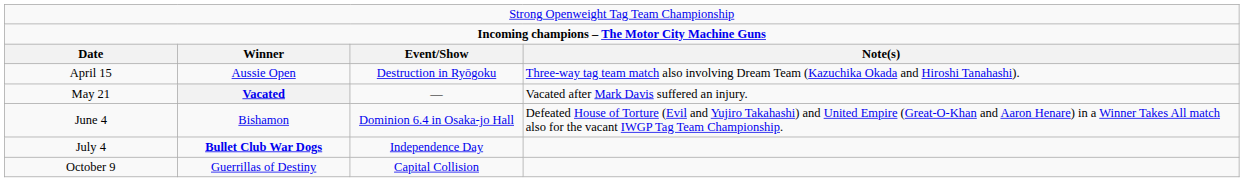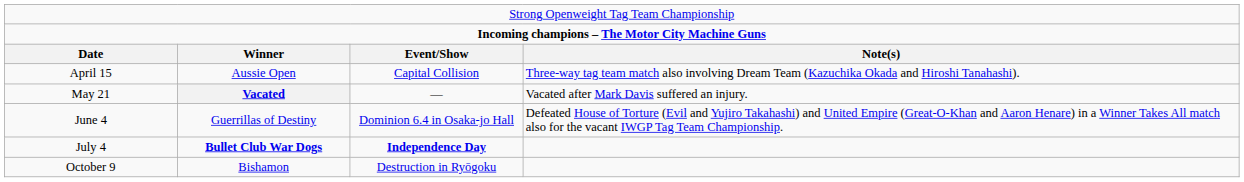(437, 73) Destruction in Ryōgoku -> (437, 73) Capital Collision
(264, 120) Bishamon -> (264, 120) Guerrillas of Destiny
(437, 147) normal -> (437, 147) bold
(264, 166) Guerrillas of Destiny -> (264, 166) Bishamon
(437, 166) Capital Collision -> (437, 166) Destruction in Ryōgoku
